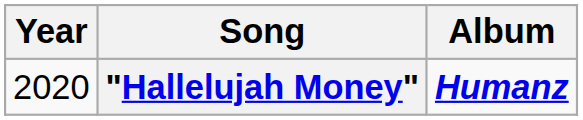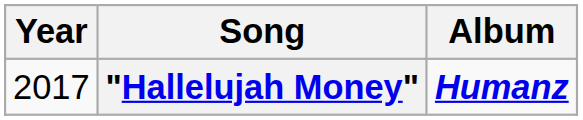(51, 86) 2020 -> (51, 86) 2017
